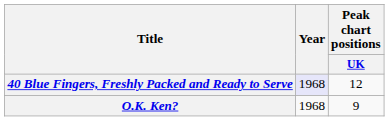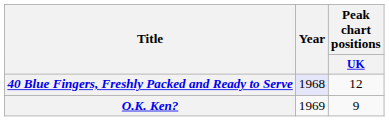(312, 105) 1968 -> (312, 105) 1969
